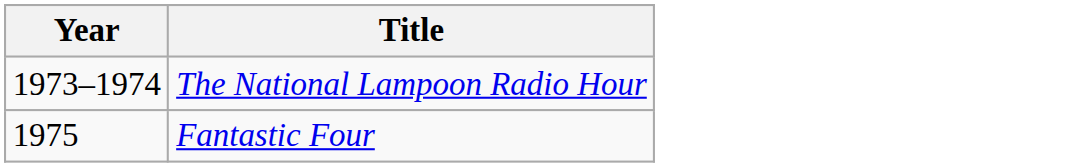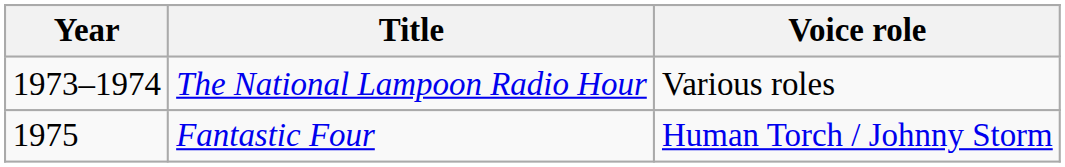+ column: (857, 30)
